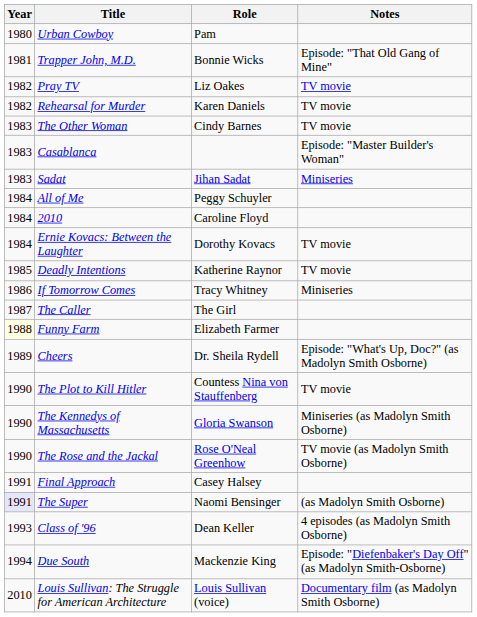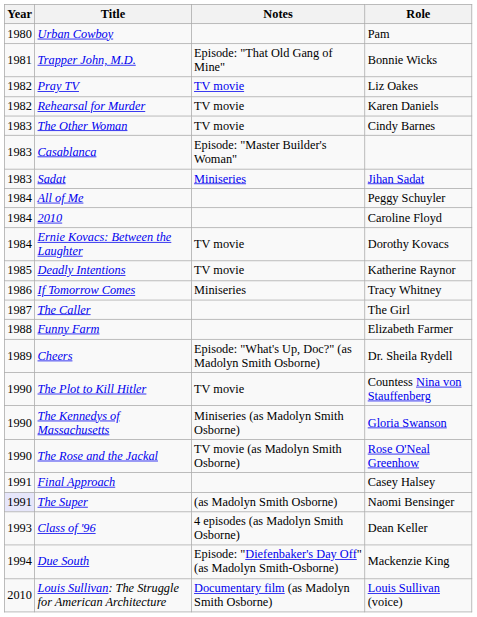columns swapped: (245, 14) <-> (385, 14)
(20, 329) lightyellow background -> (20, 329) no background
